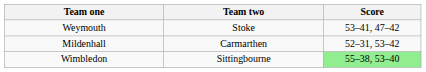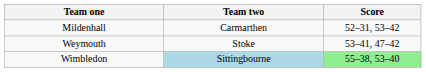rows swapped: (84, 28) <-> (84, 43)
(244, 59) no background -> (244, 59) lightblue background
